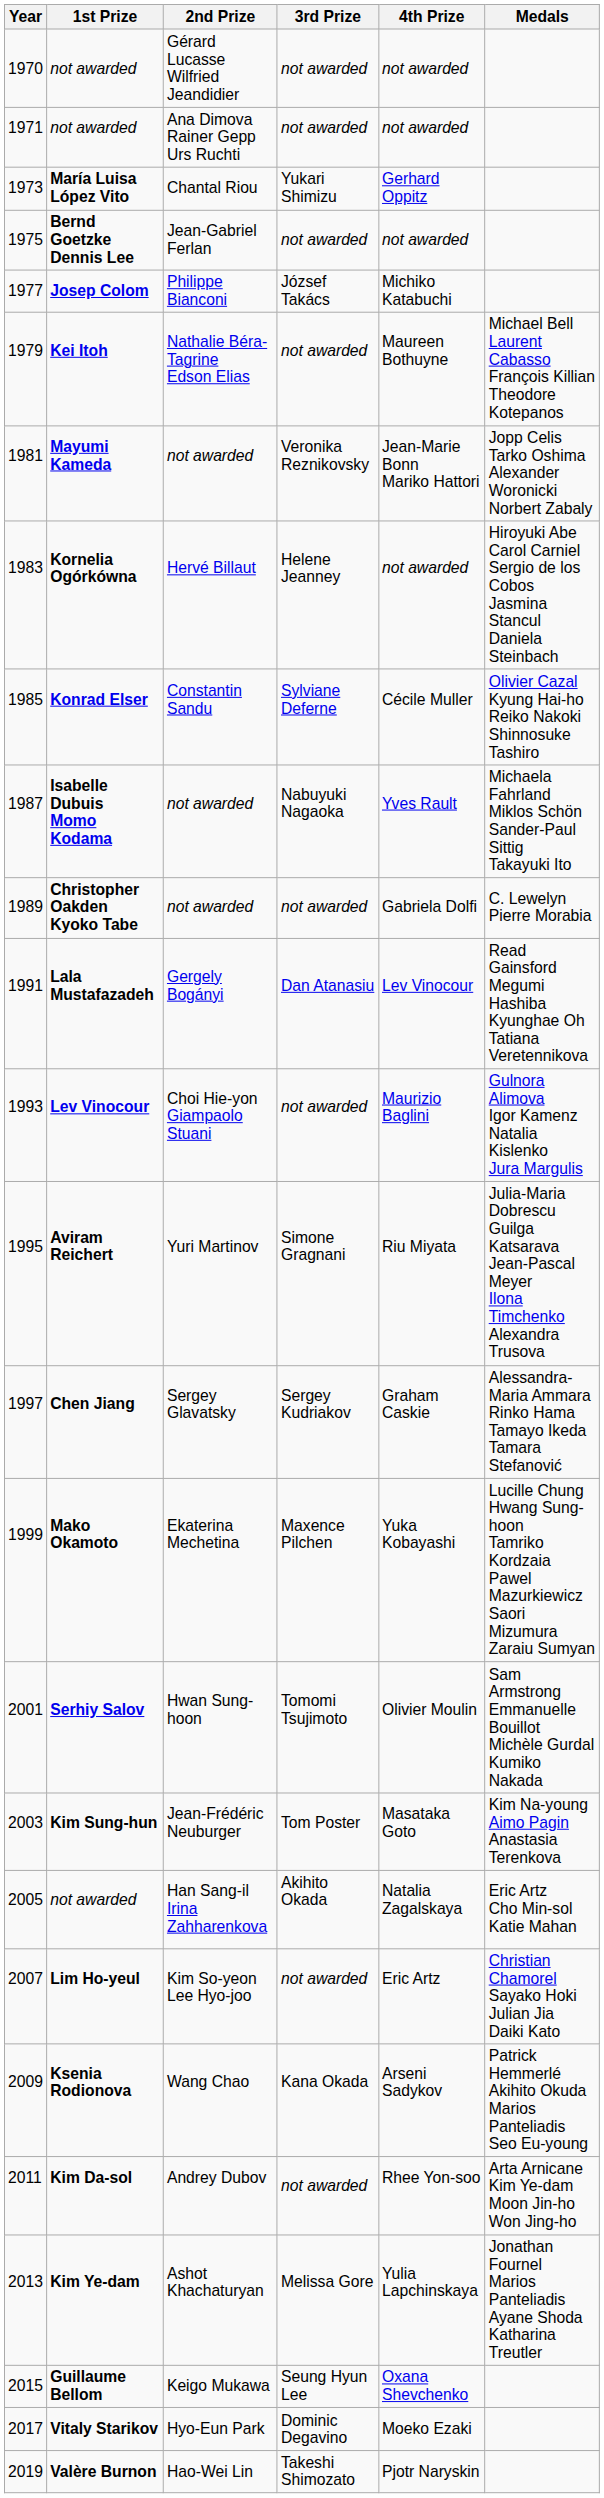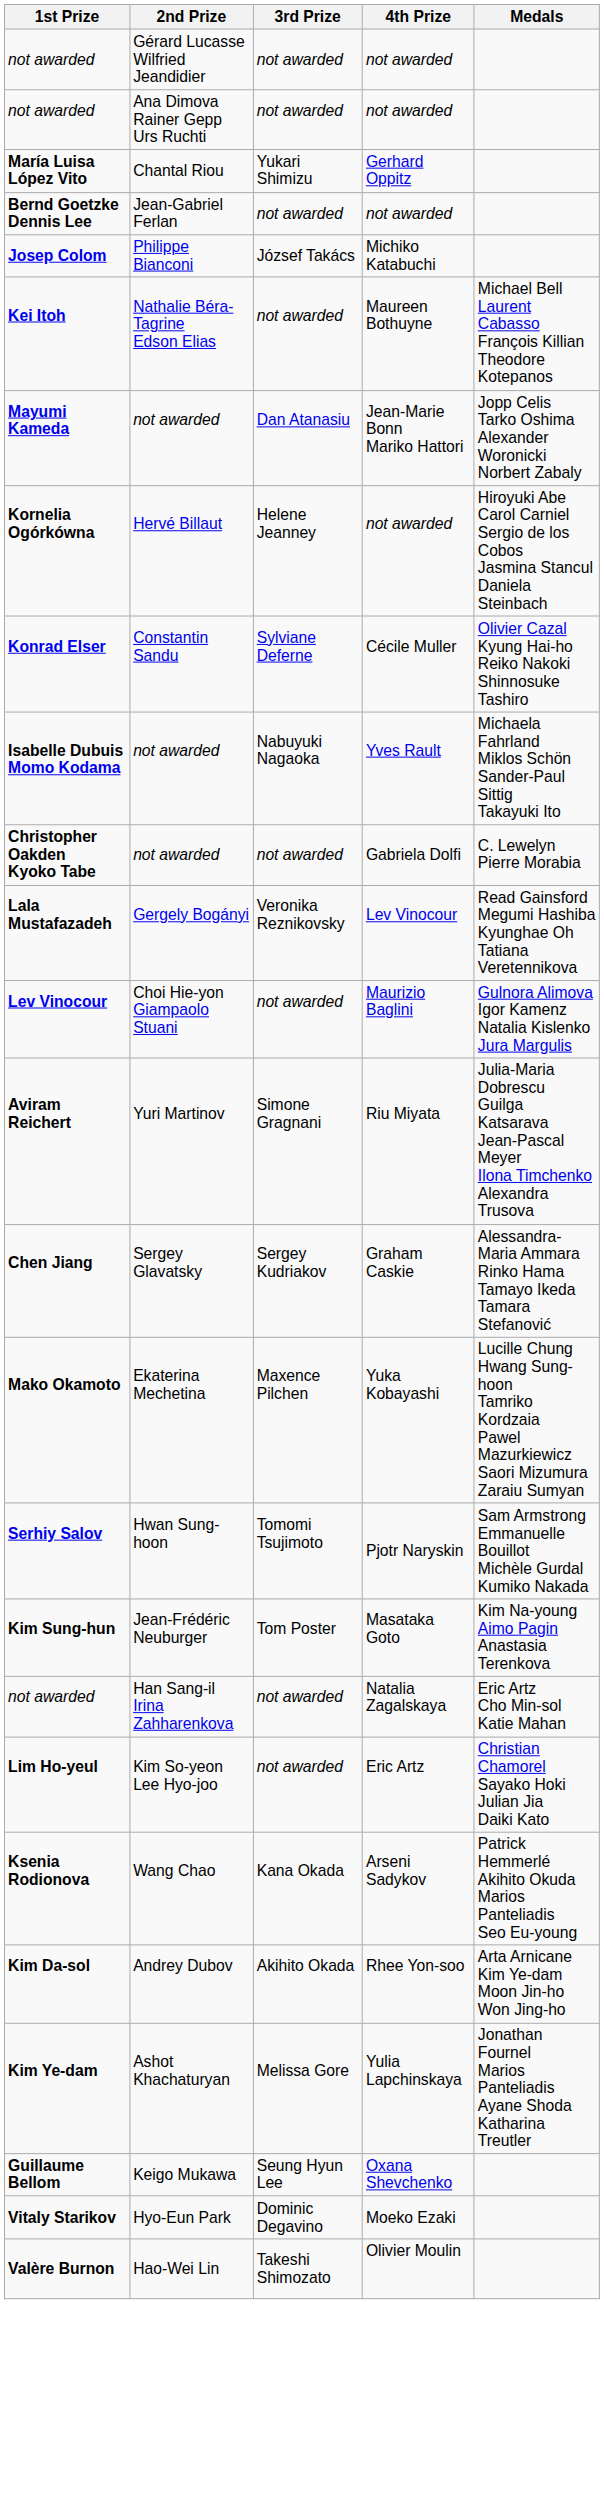- column: (26, 16)
(325, 455) Veronika Reznikovsky -> (303, 420) Dan Atanasiu
(328, 985) Dan Atanasiu -> (301, 915) Veronika Reznikovsky
(429, 1709) Olivier Moulin -> (415, 1551) Pjotr Naryskin
(305, 1891) Akihito Okada -> (300, 1697) not awarded
(324, 2186) not awarded -> (305, 1966) Akihito Okada
(431, 2471) Pjotr Naryskin -> (413, 2251) Olivier Moulin
